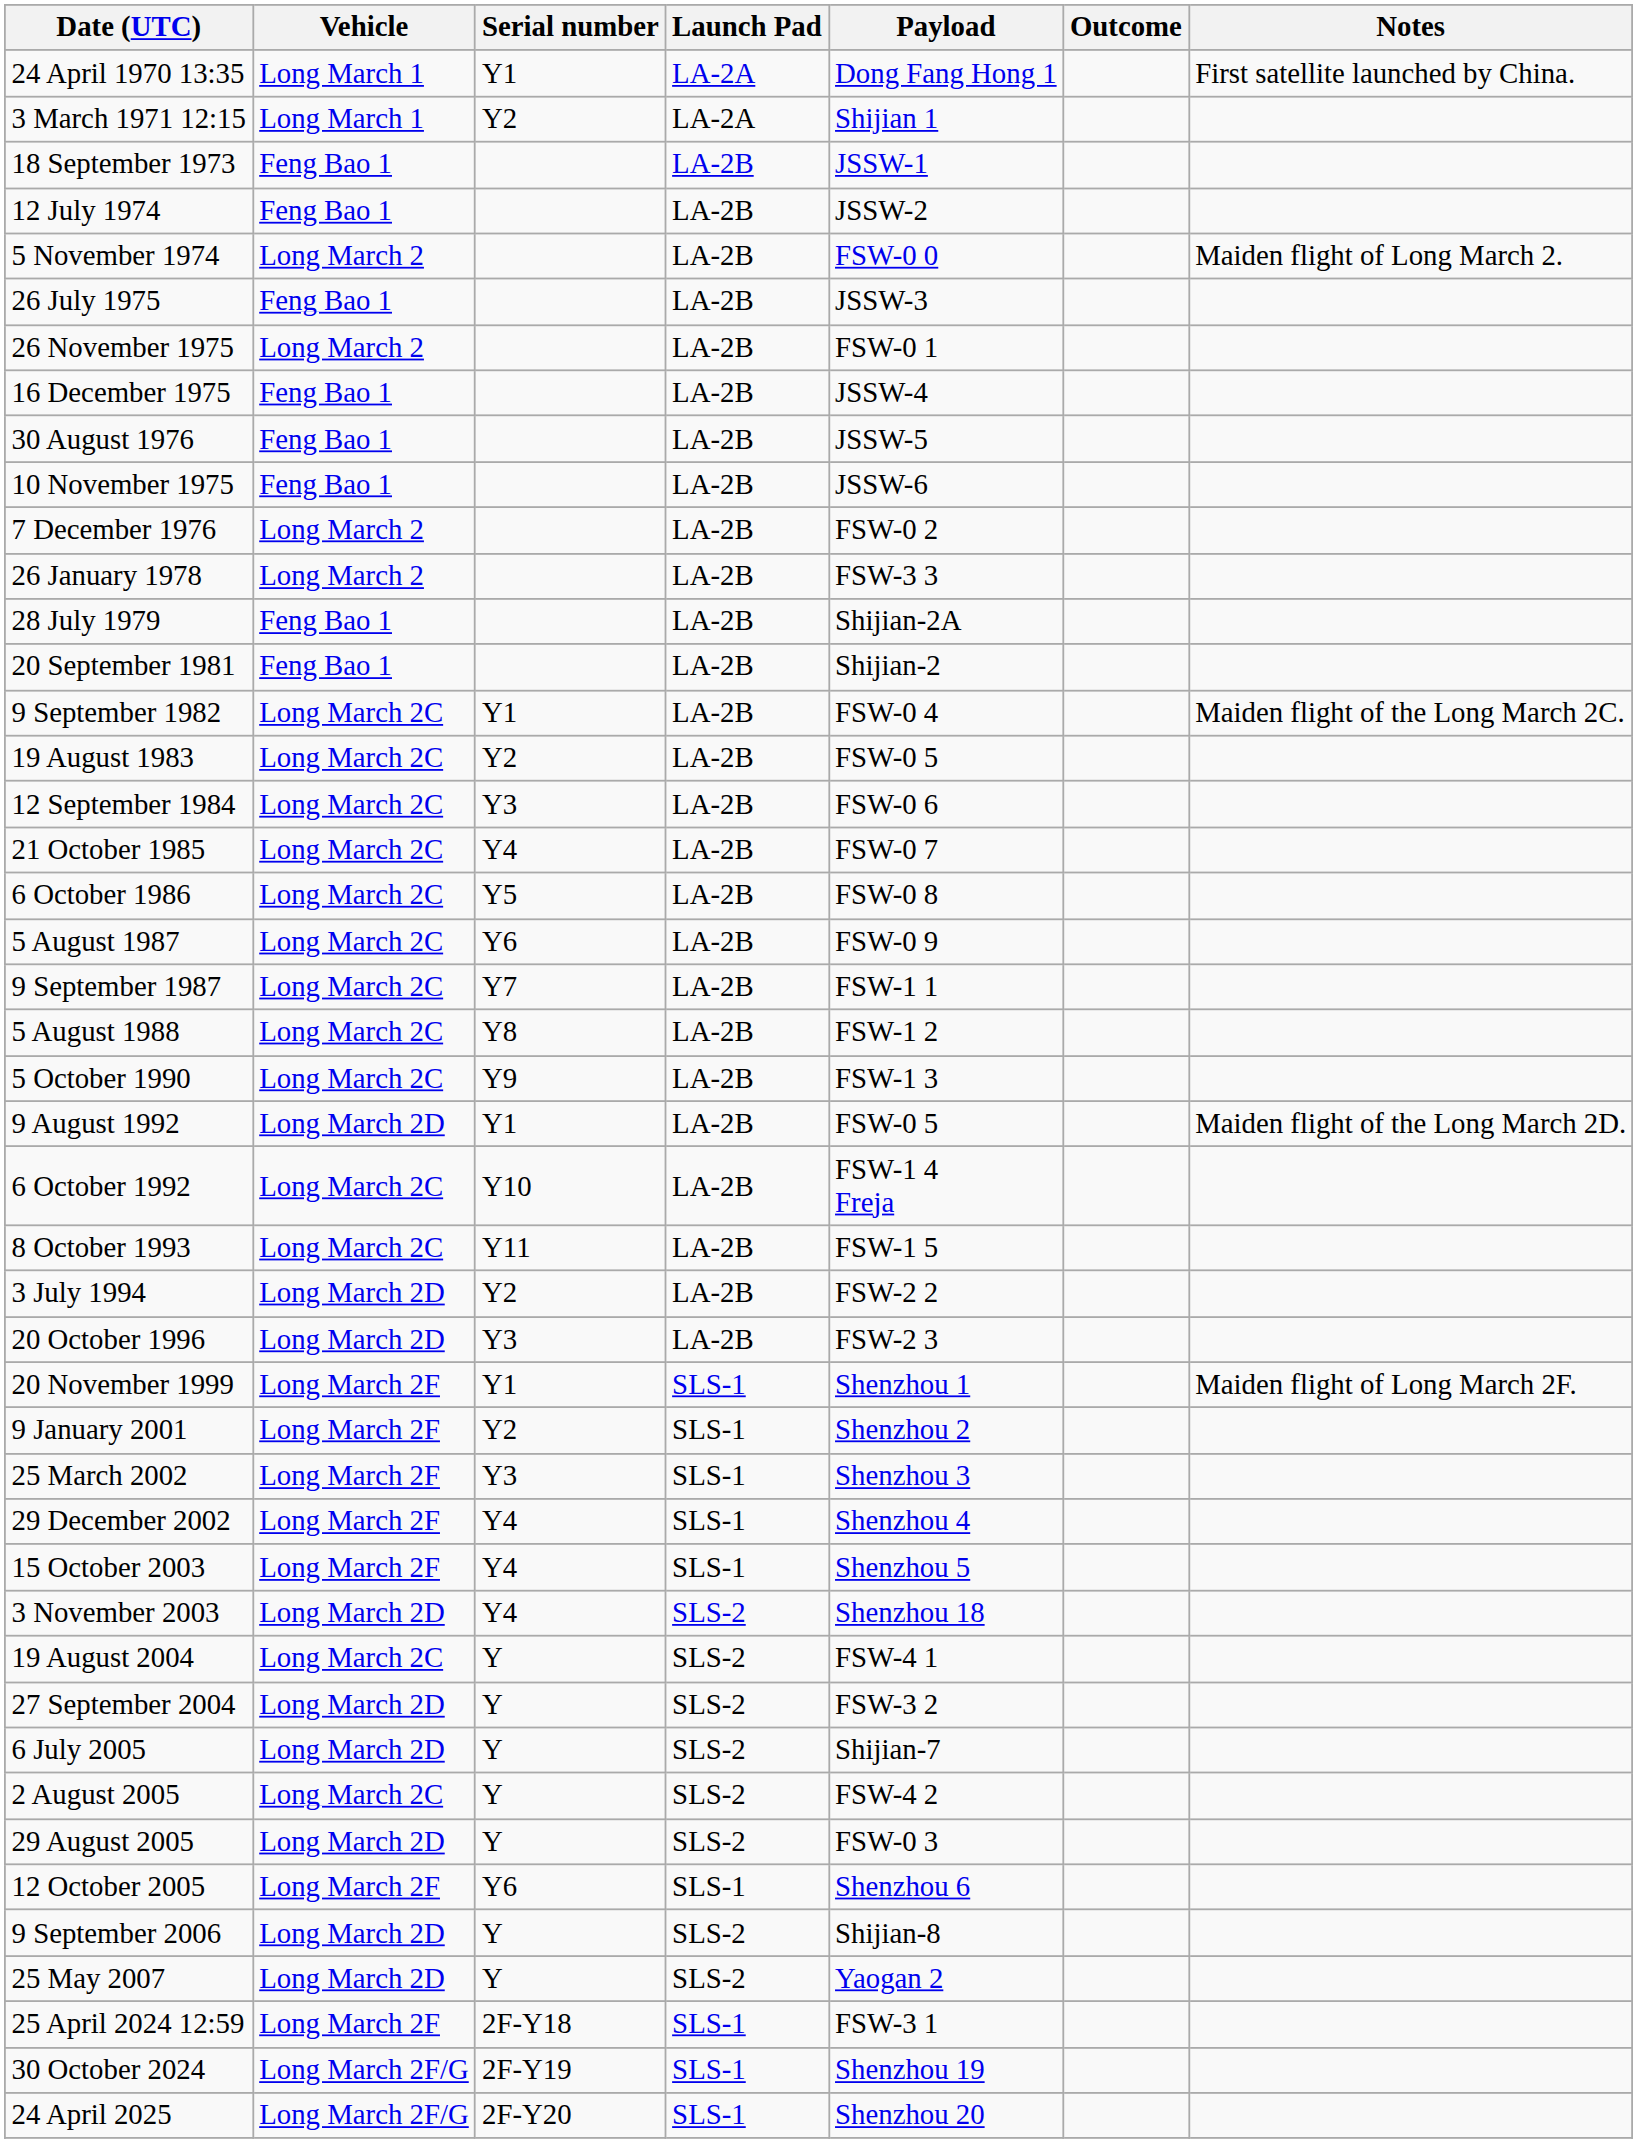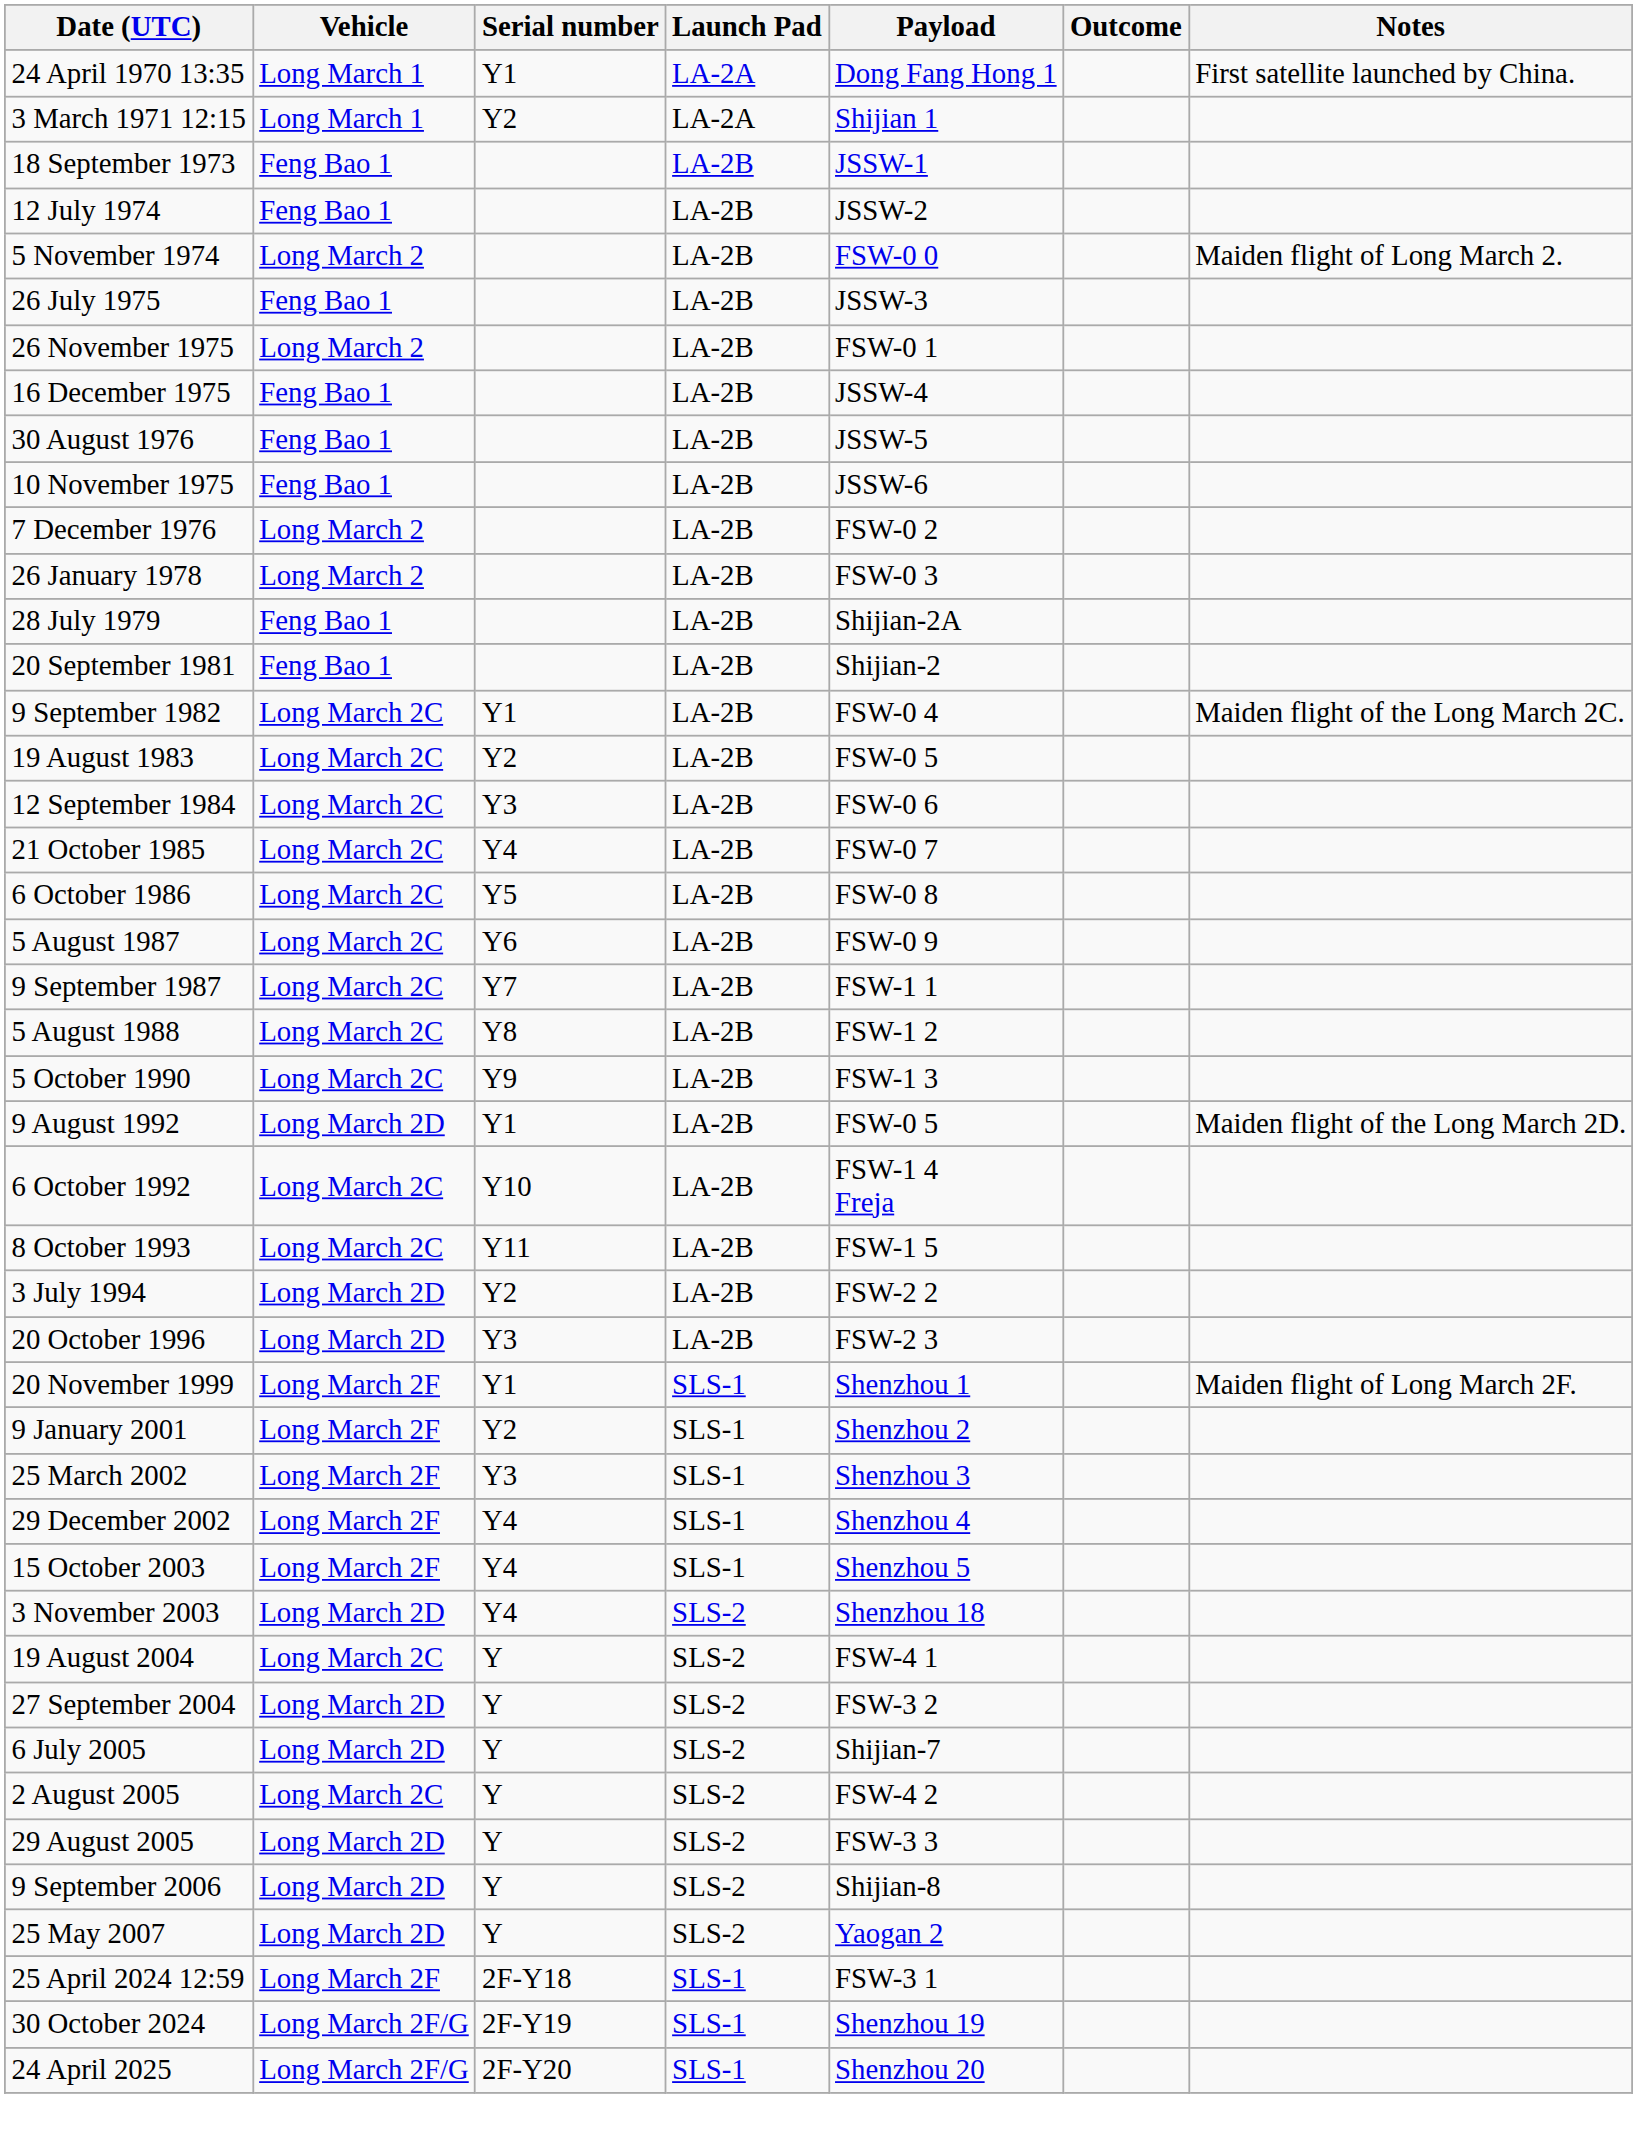(887, 575) FSW-3 3 -> (887, 575) FSW-0 3
(887, 1841) FSW-0 3 -> (887, 1841) FSW-3 3
- row: (108, 1886)
